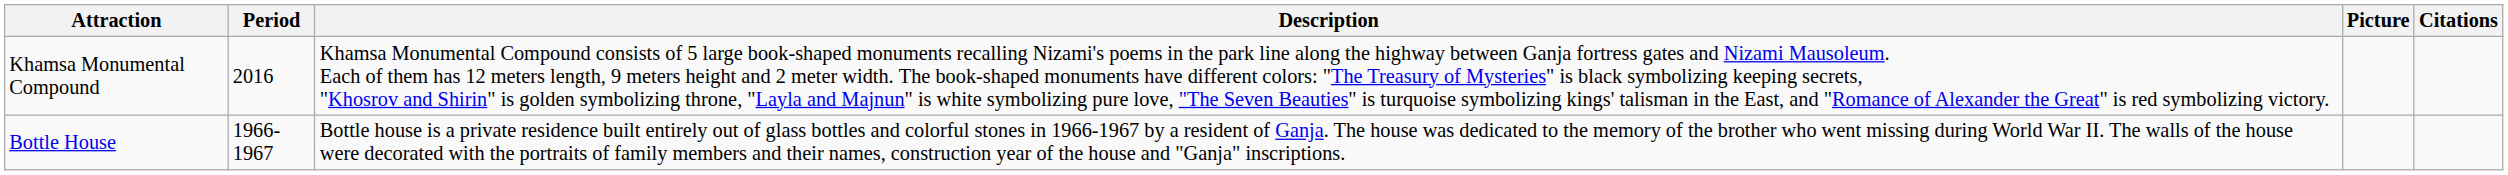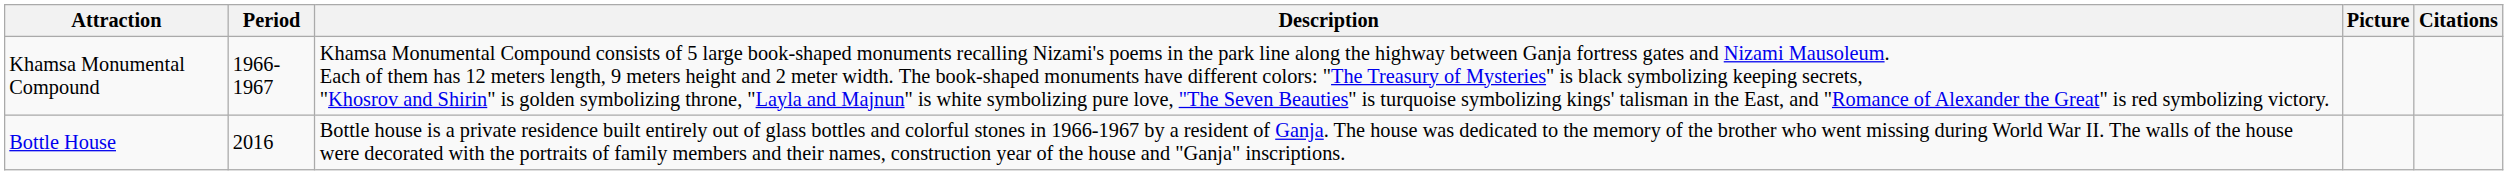(253, 75) 2016 -> (256, 75) 1966-1967
(256, 142) 1966-1967 -> (253, 142) 2016
